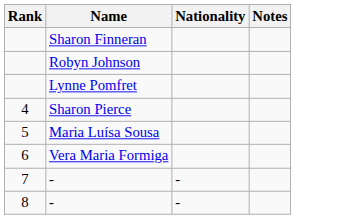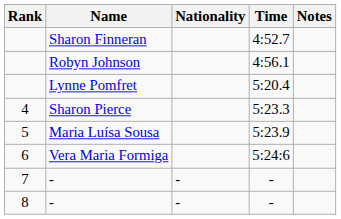+ column: (271, 16)
